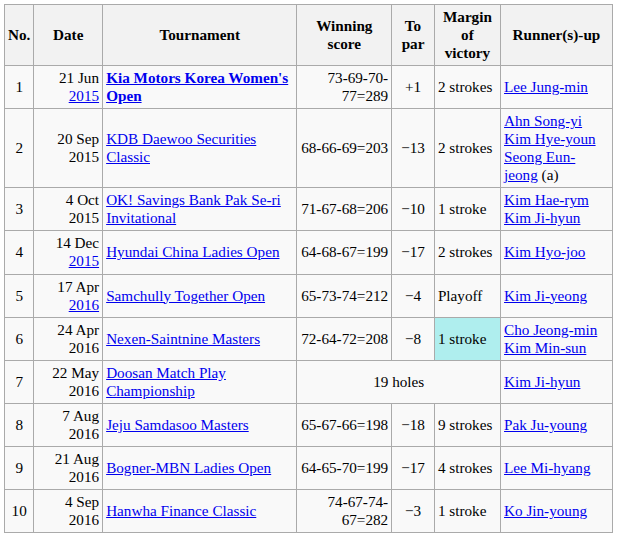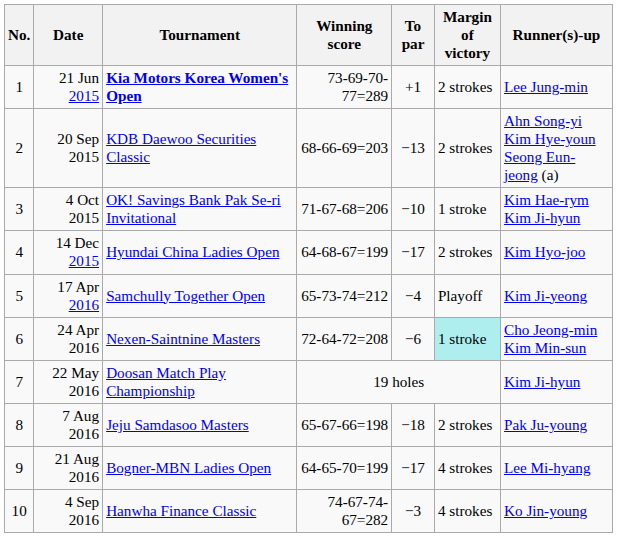(413, 338) −8 -> (413, 338) −6
(465, 424) 9 strokes -> (465, 424) 2 strokes
(462, 510) 1 stroke -> (465, 510) 4 strokes
